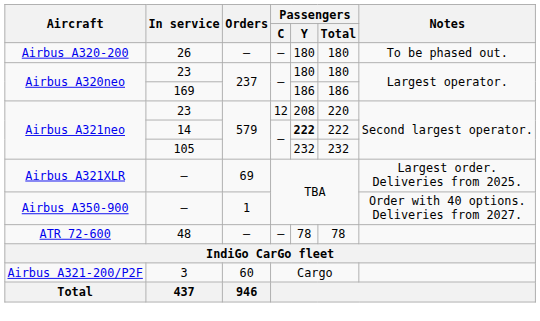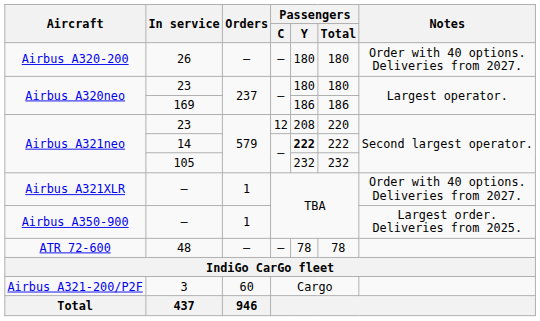(447, 53) To be phased out. -> (447, 59) Order with 40 options. Deliveries from 2027.
(247, 175) 69 -> (247, 189) 1
(447, 175) Largest order. Deliveries from 2025. -> (447, 189) Order with 40 options. Deliveries from 2027.
(447, 208) Order with 40 options. Deliveries from 2027. -> (447, 222) Largest order. Deliveries from 2025.
